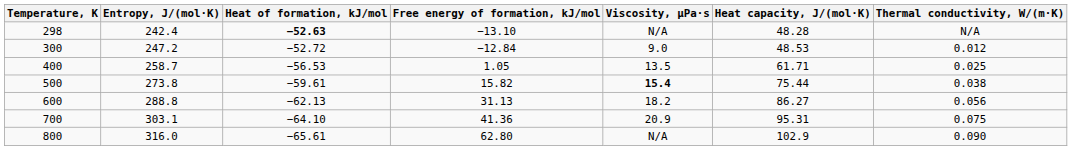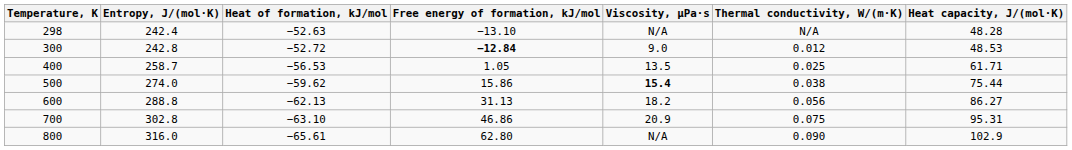columns swapped: (970, 13) <-> (793, 13)
(306, 31) bold -> (306, 31) normal
(162, 48) 247.2 -> (162, 48) 242.8
(497, 48) normal -> (497, 48) bold
(162, 84) 273.8 -> (162, 84) 274.0
(306, 84) −59.61 -> (306, 84) −59.62
(497, 84) 15.82 -> (497, 84) 15.86
(162, 119) 303.1 -> (162, 119) 302.8
(306, 119) −64.10 -> (306, 119) −63.10
(497, 119) 41.36 -> (497, 119) 46.86
